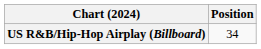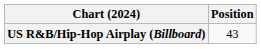(232, 33) 34 -> (232, 33) 43
